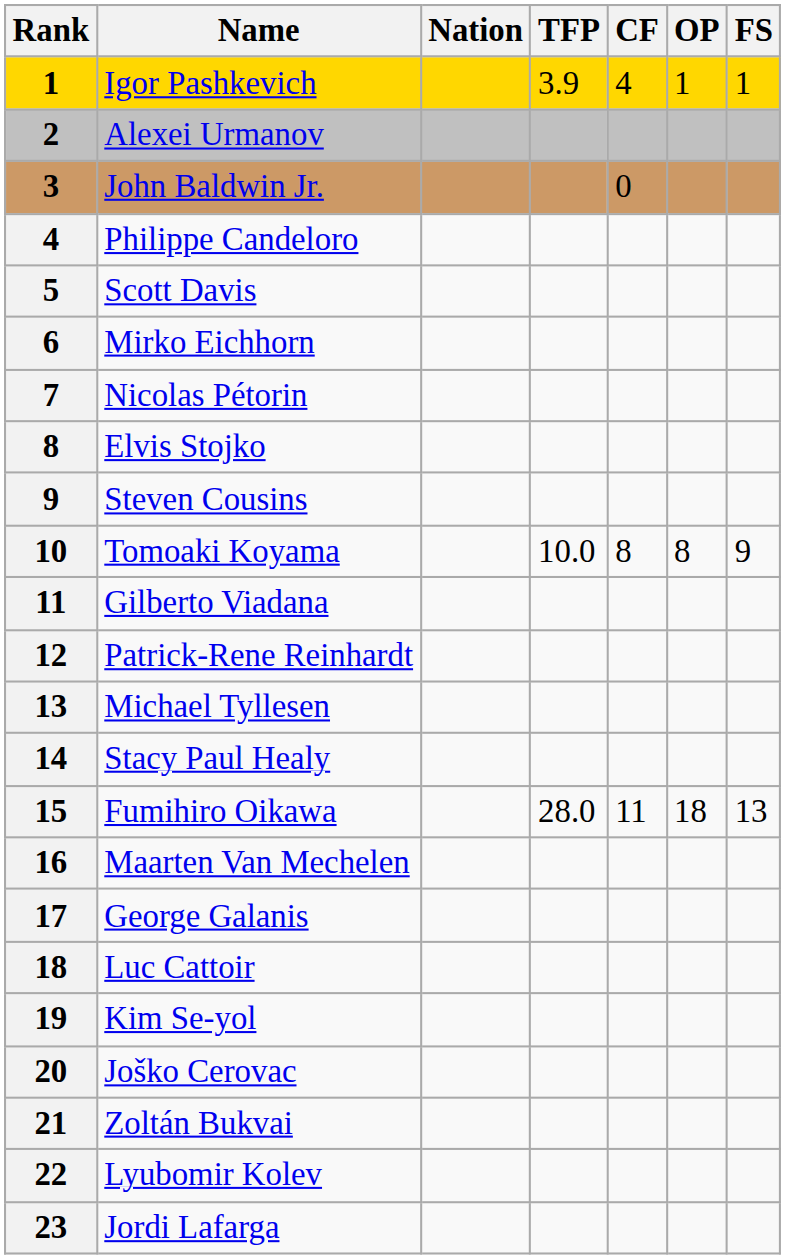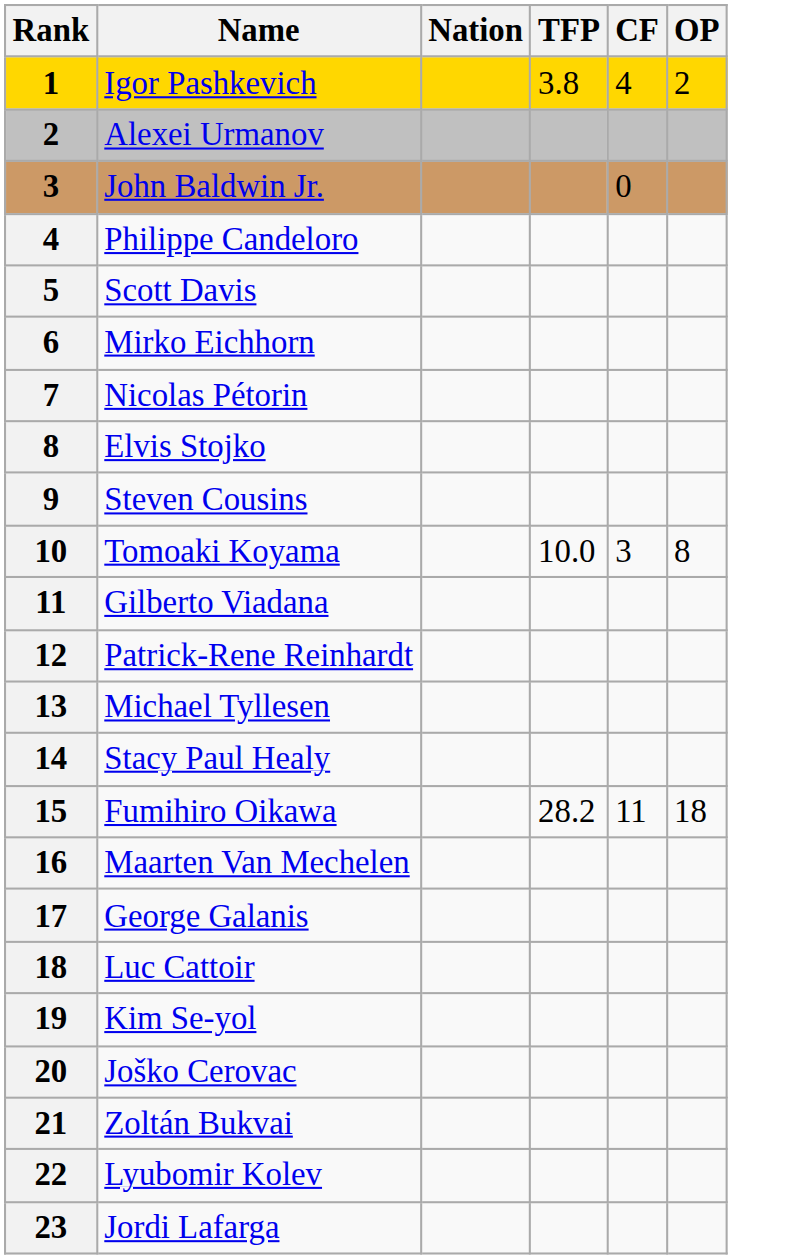- column: (754, 30)
(559, 82) 3.9 -> (559, 82) 3.8
(682, 82) 1 -> (682, 82) 2
(623, 550) 8 -> (623, 550) 3
(567, 810) 28.0 -> (567, 810) 28.2
